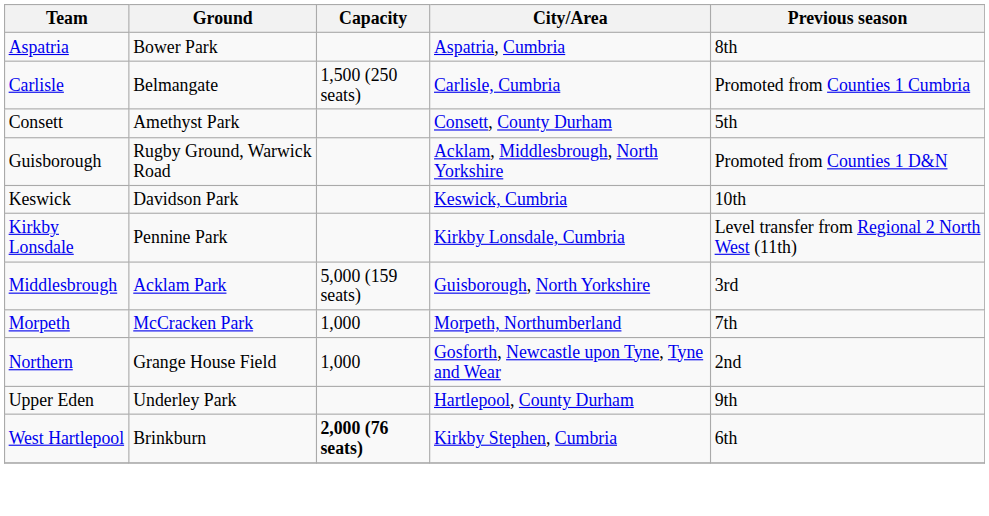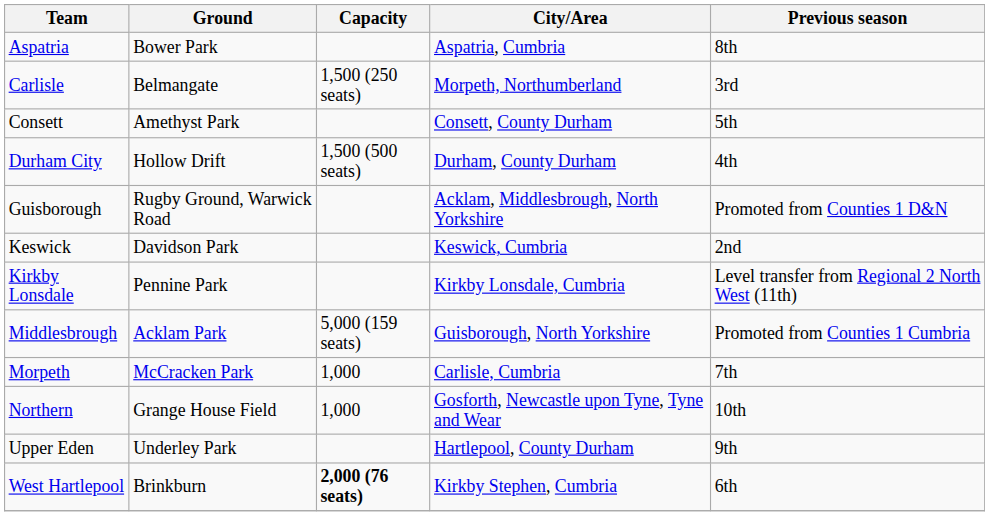(497, 84) Carlisle, Cumbria -> (528, 84) Morpeth, Northumberland
(842, 84) Promoted from Counties 1 Cumbria -> (726, 84) 3rd
+ row: (55, 161)
(730, 199) 10th -> (728, 247) 2nd
(726, 285) 3rd -> (842, 333) Promoted from Counties 1 Cumbria
(528, 323) Morpeth, Northumberland -> (497, 371) Carlisle, Cumbria
(728, 361) 2nd -> (730, 410) 10th
